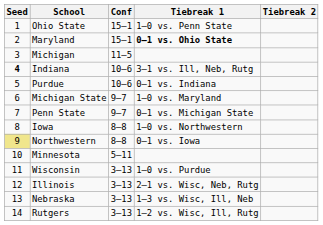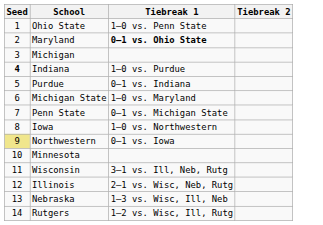- column: (121, 12)
(195, 69) 3–1 vs. Ill, Neb, Rutg -> (148, 69) 1–0 vs. Purdue
(173, 170) 1–0 vs. Purdue -> (169, 170) 3–1 vs. Ill, Neb, Rutg
